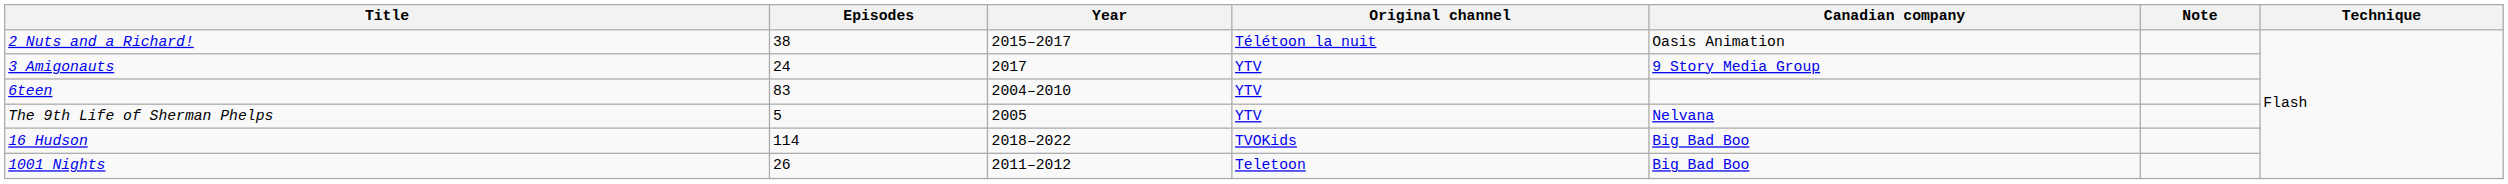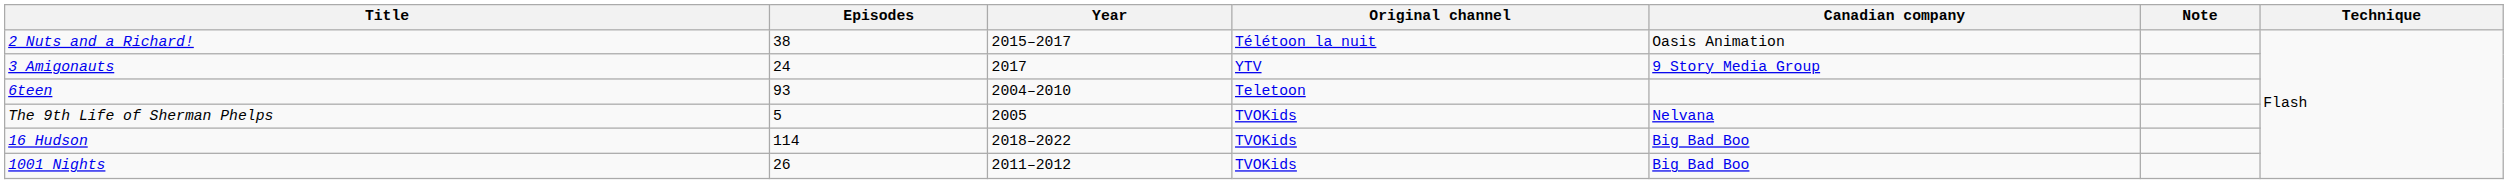(782, 91) 83 -> (782, 91) 93
(1248, 91) YTV -> (1270, 91) Teletoon
(1248, 116) YTV -> (1266, 116) TVOKids
(1270, 165) Teletoon -> (1266, 165) TVOKids
